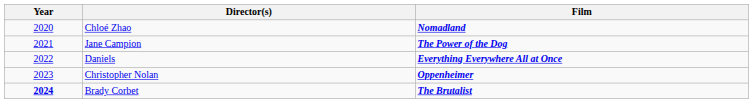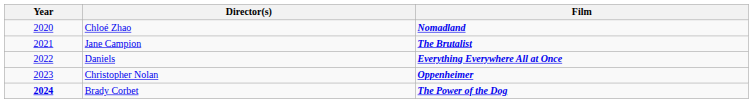(463, 43) The Power of the Dog -> (445, 43) The Brutalist
(445, 91) The Brutalist -> (463, 91) The Power of the Dog
